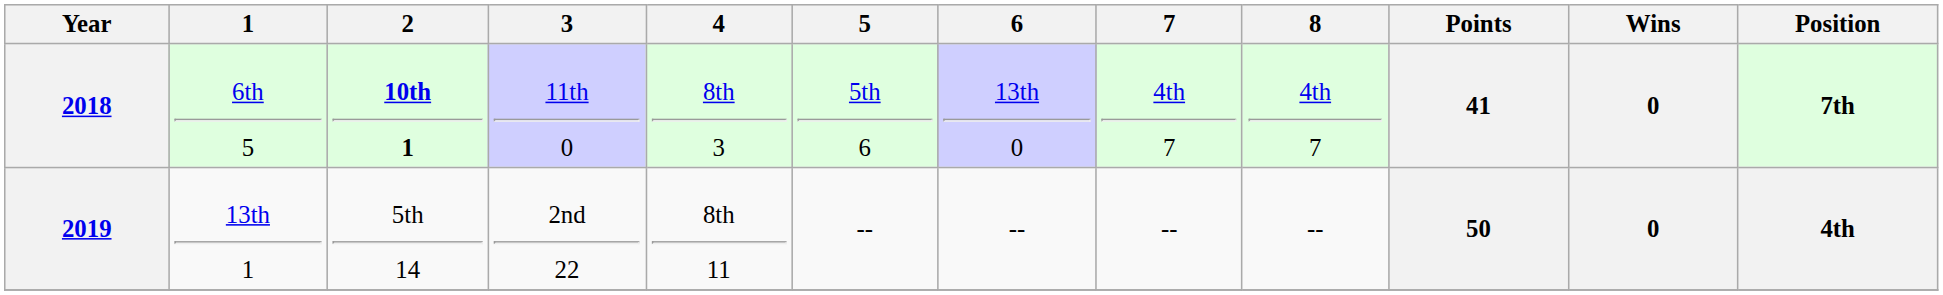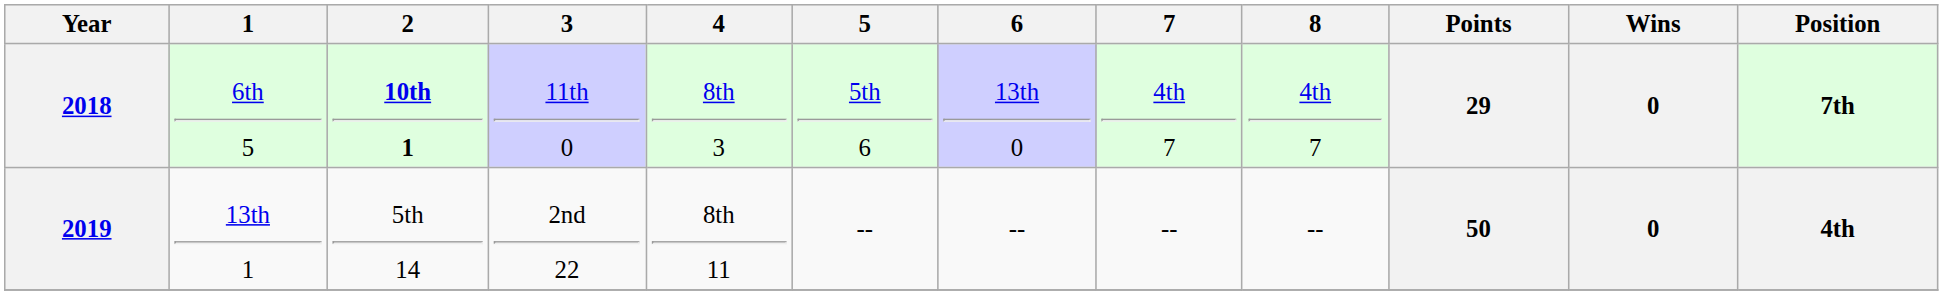(1478, 105) 41 -> (1478, 105) 29
